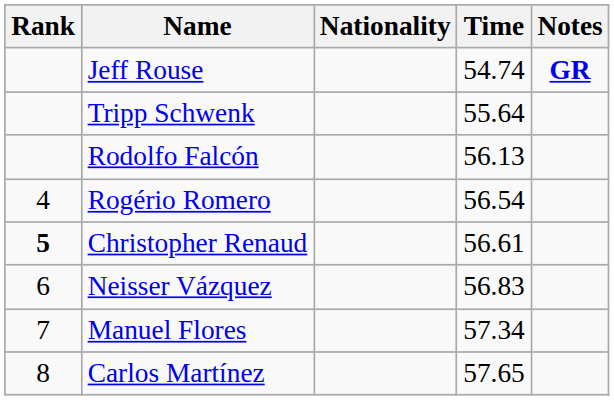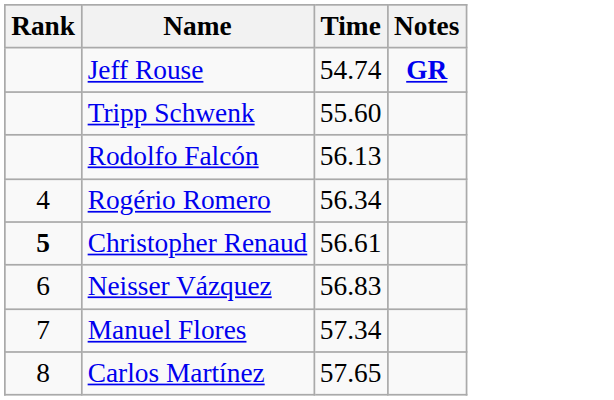- column: (385, 26)
(494, 112) 55.64 -> (351, 112) 55.60
(494, 199) 56.54 -> (351, 199) 56.34
